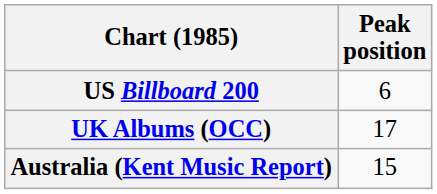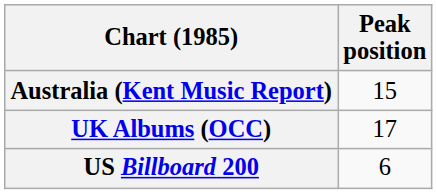rows swapped: (171, 167) <-> (171, 90)
